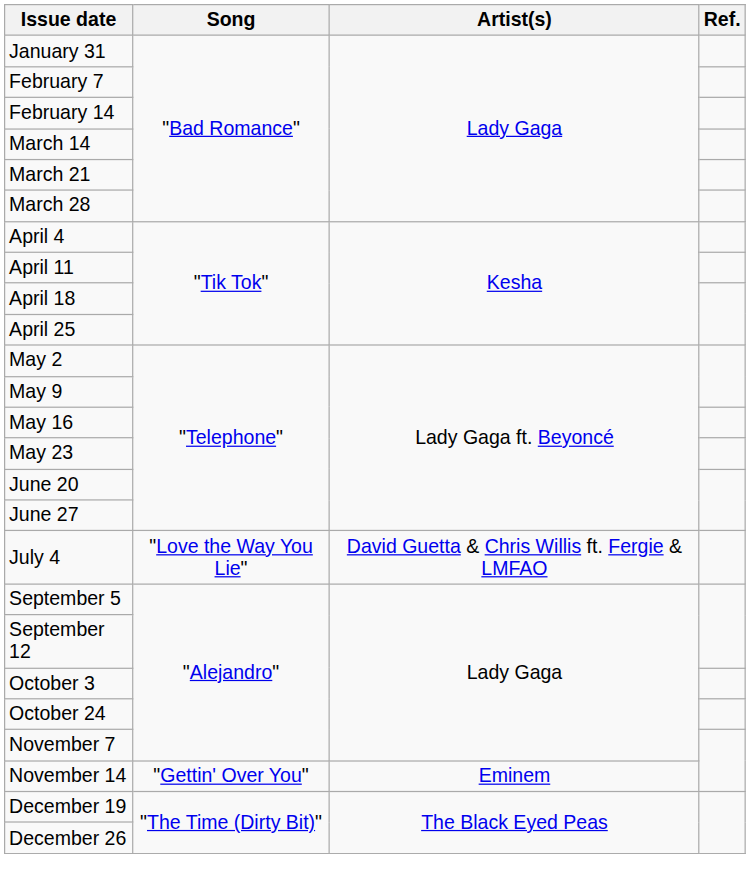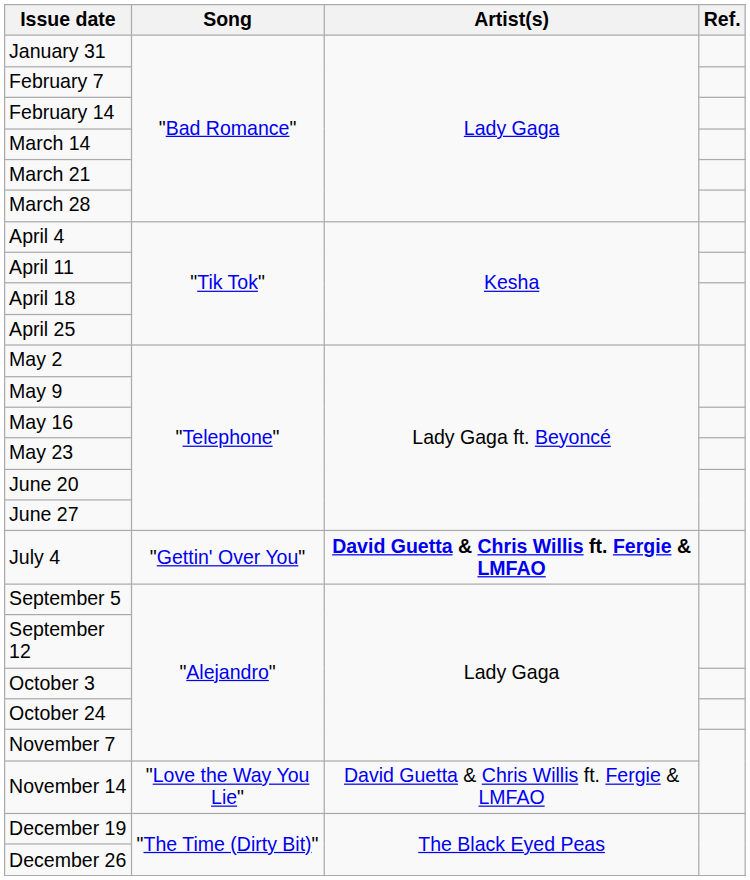(231, 557) "Love the Way You Lie" -> (228, 557) "Gettin' Over You"
(514, 557) normal -> (512, 557) bold
(231, 775) "Gettin' Over You" -> (228, 786) "Love the Way You Lie"
(514, 775) Eminem -> (512, 786) David Guetta & Chris Willis ft. Fergie & LMFAO
